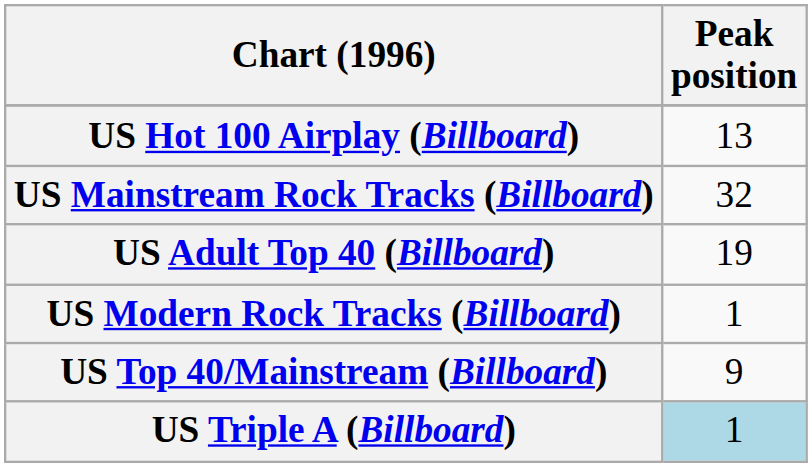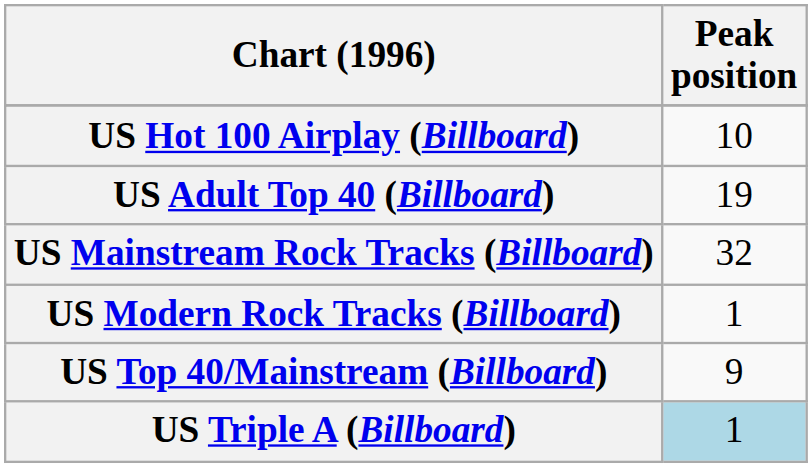(734, 135) 13 -> (734, 135) 10
rows swapped: (334, 253) <-> (334, 194)
